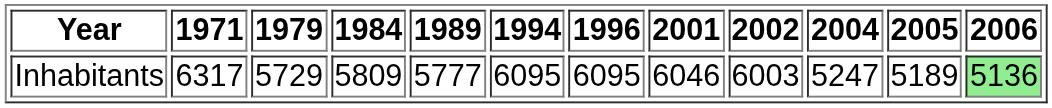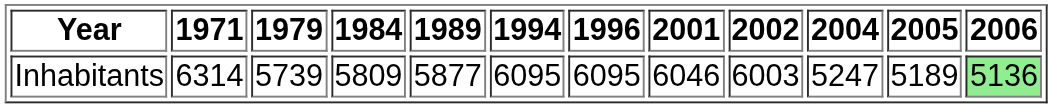(209, 76) 6317 -> (209, 76) 6314
(289, 76) 5729 -> (289, 76) 5739
(448, 76) 5777 -> (448, 76) 5877
